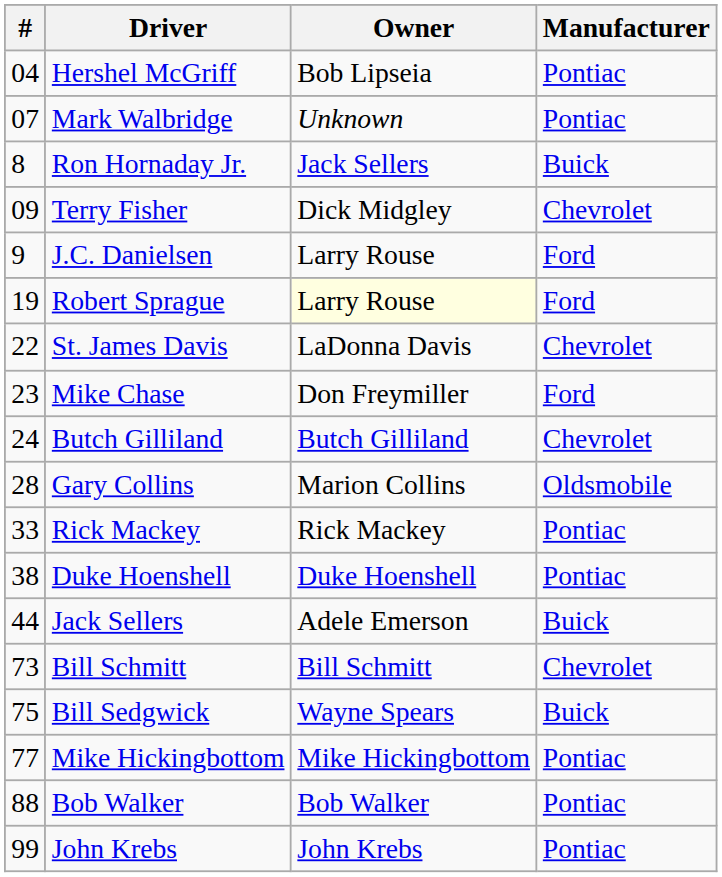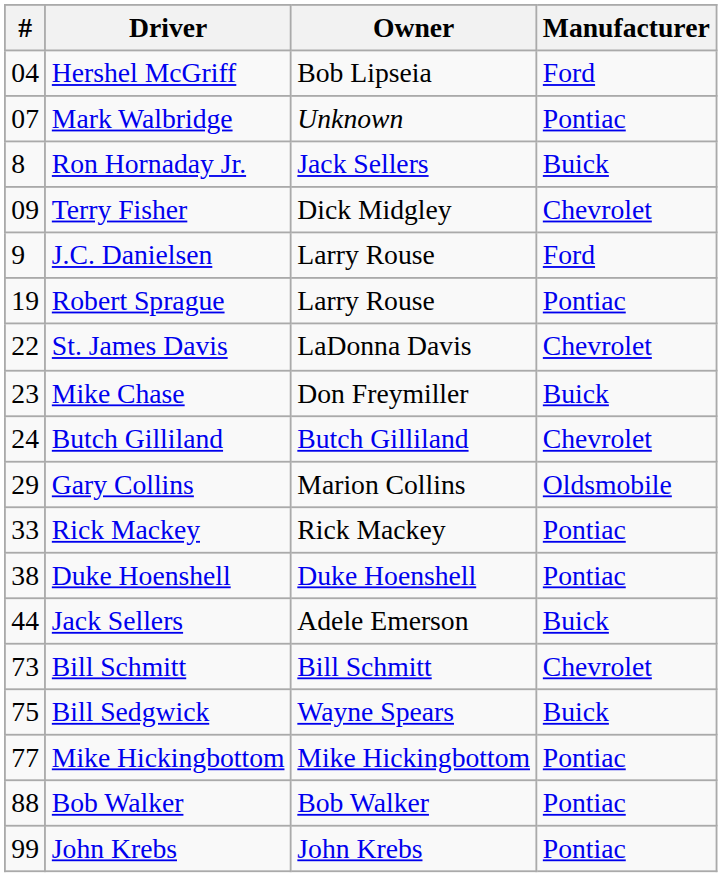(584, 73) Pontiac -> (569, 73) Ford
(366, 301) lightyellow background -> (366, 301) no background
(569, 301) Ford -> (584, 301) Pontiac
(569, 392) Ford -> (576, 392) Buick
(25, 483) 28 -> (25, 483) 29
